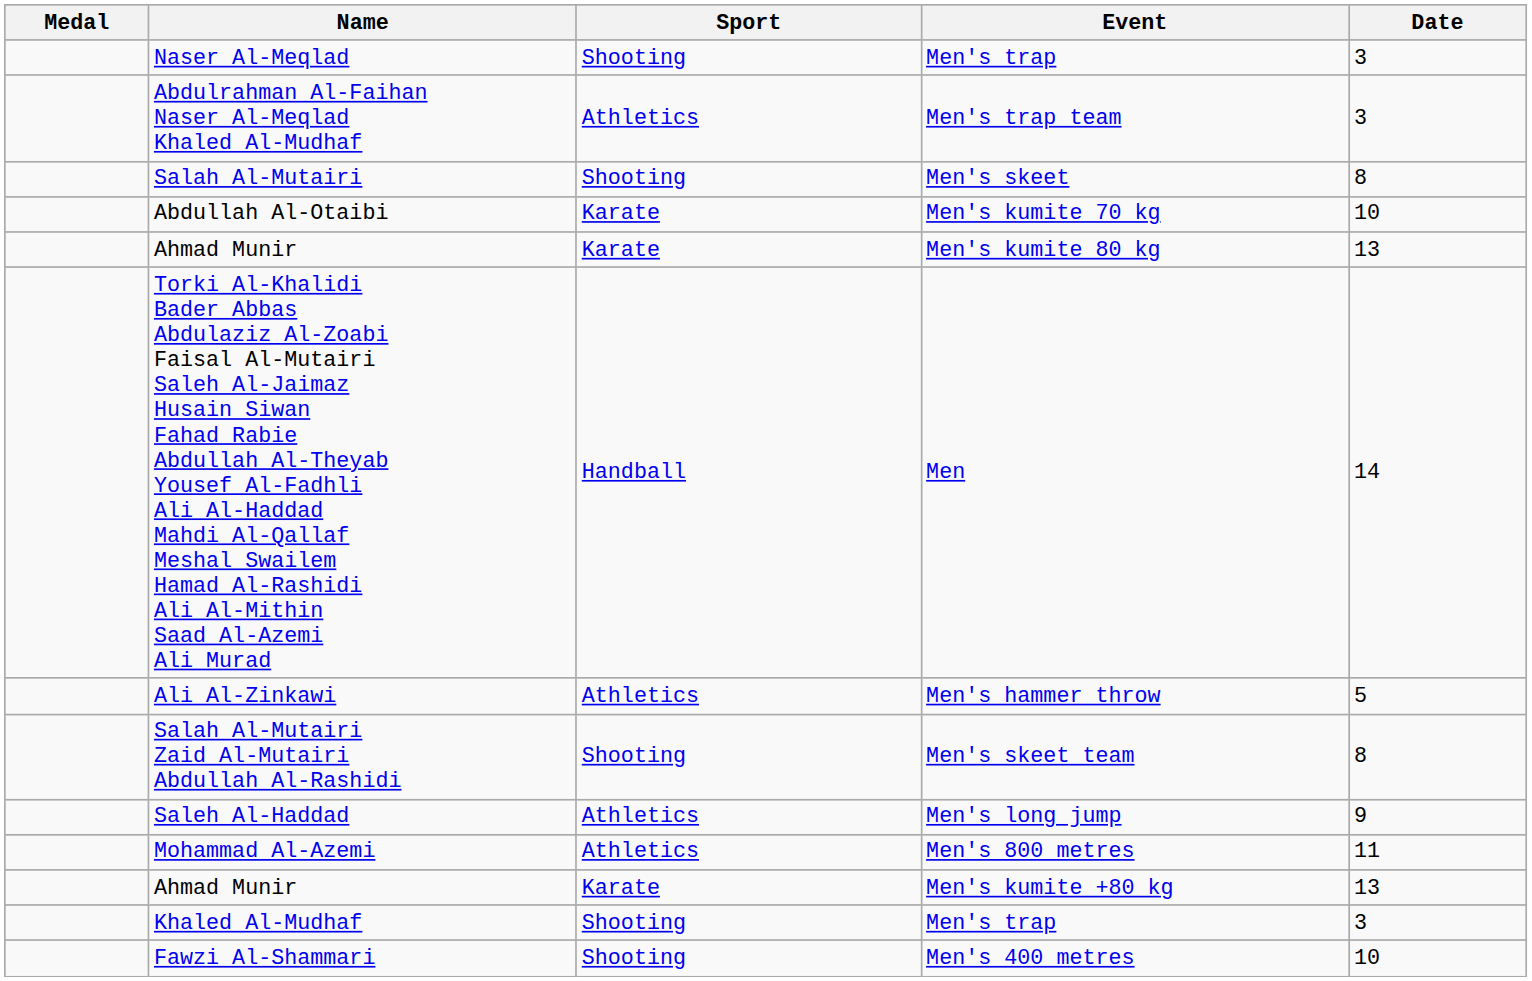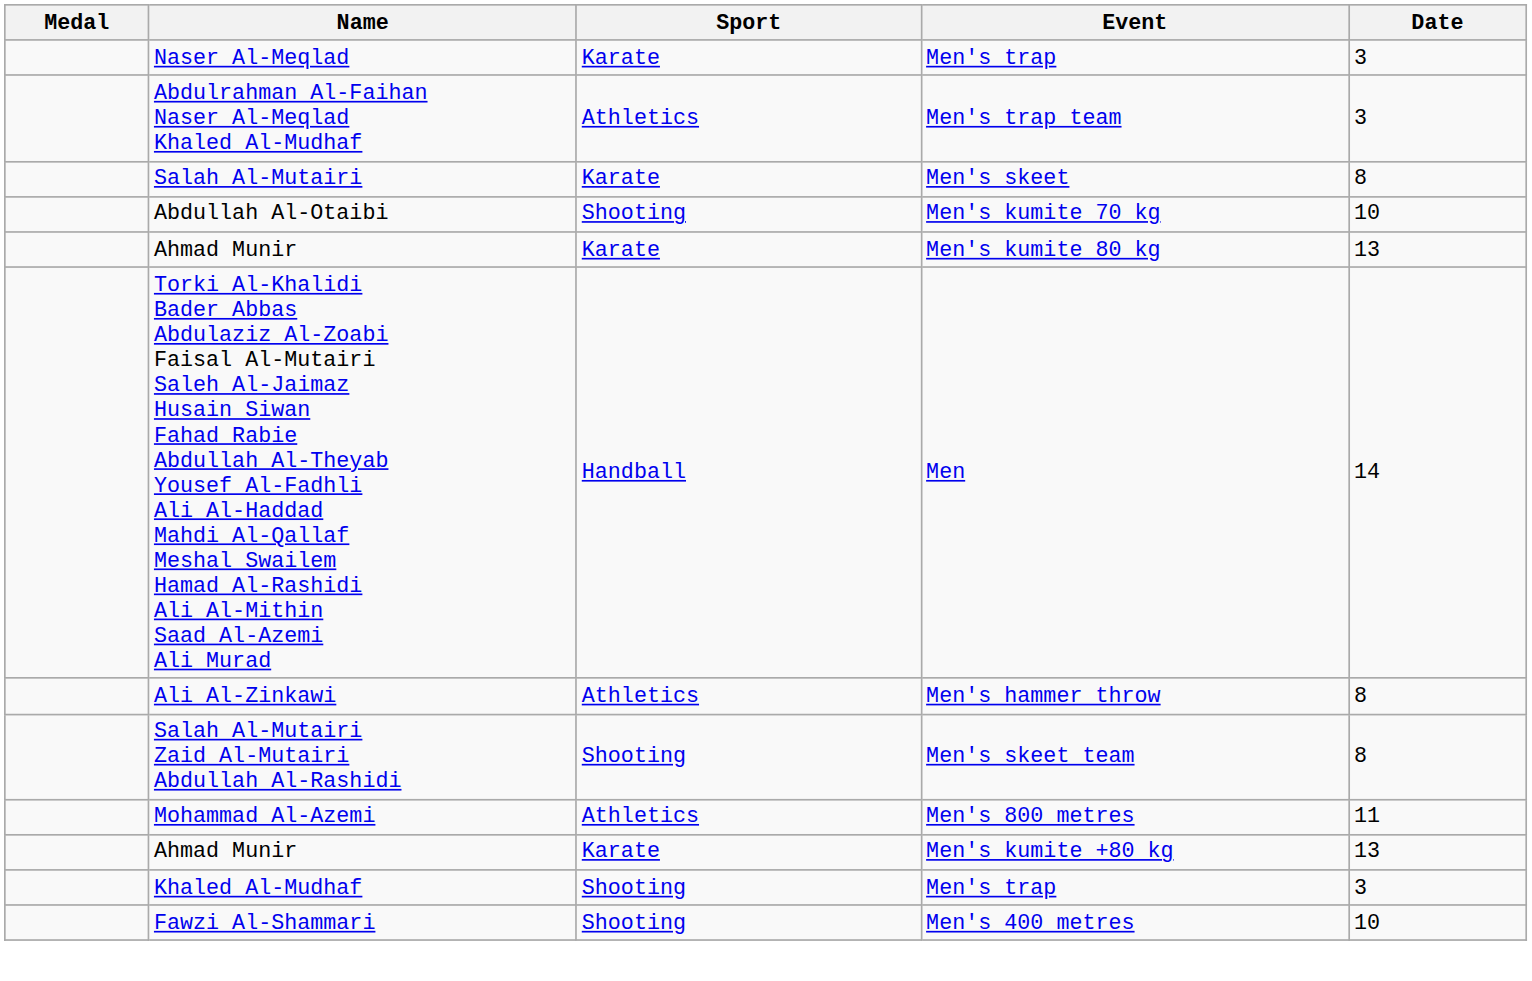(634, 58) Shooting -> (621, 58) Karate
(634, 179) Shooting -> (621, 179) Karate
(621, 214) Karate -> (634, 214) Shooting
(1360, 696) 5 -> (1360, 696) 8
- row: (252, 817)
